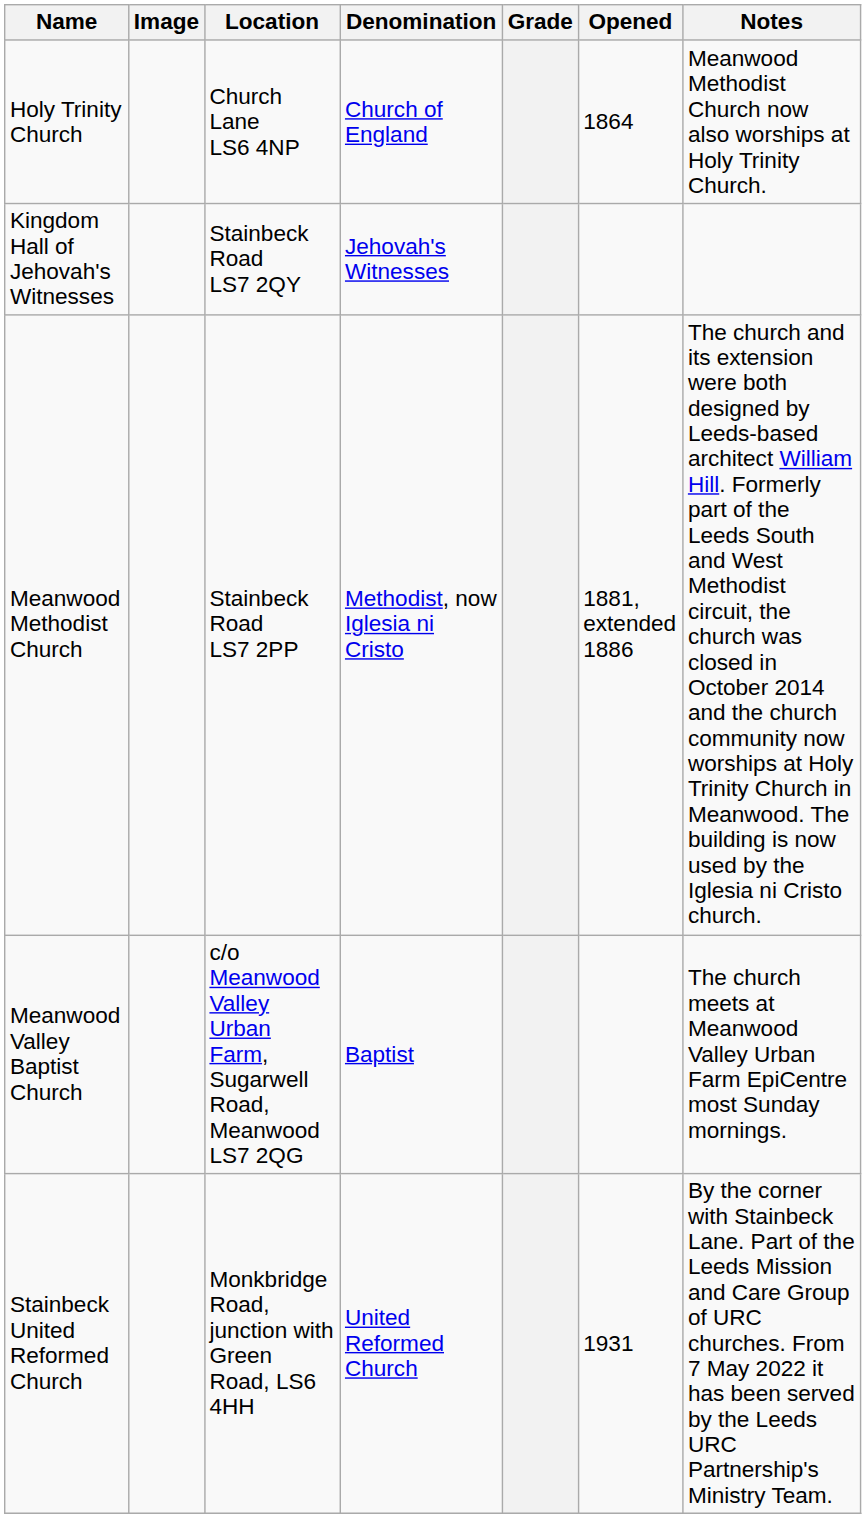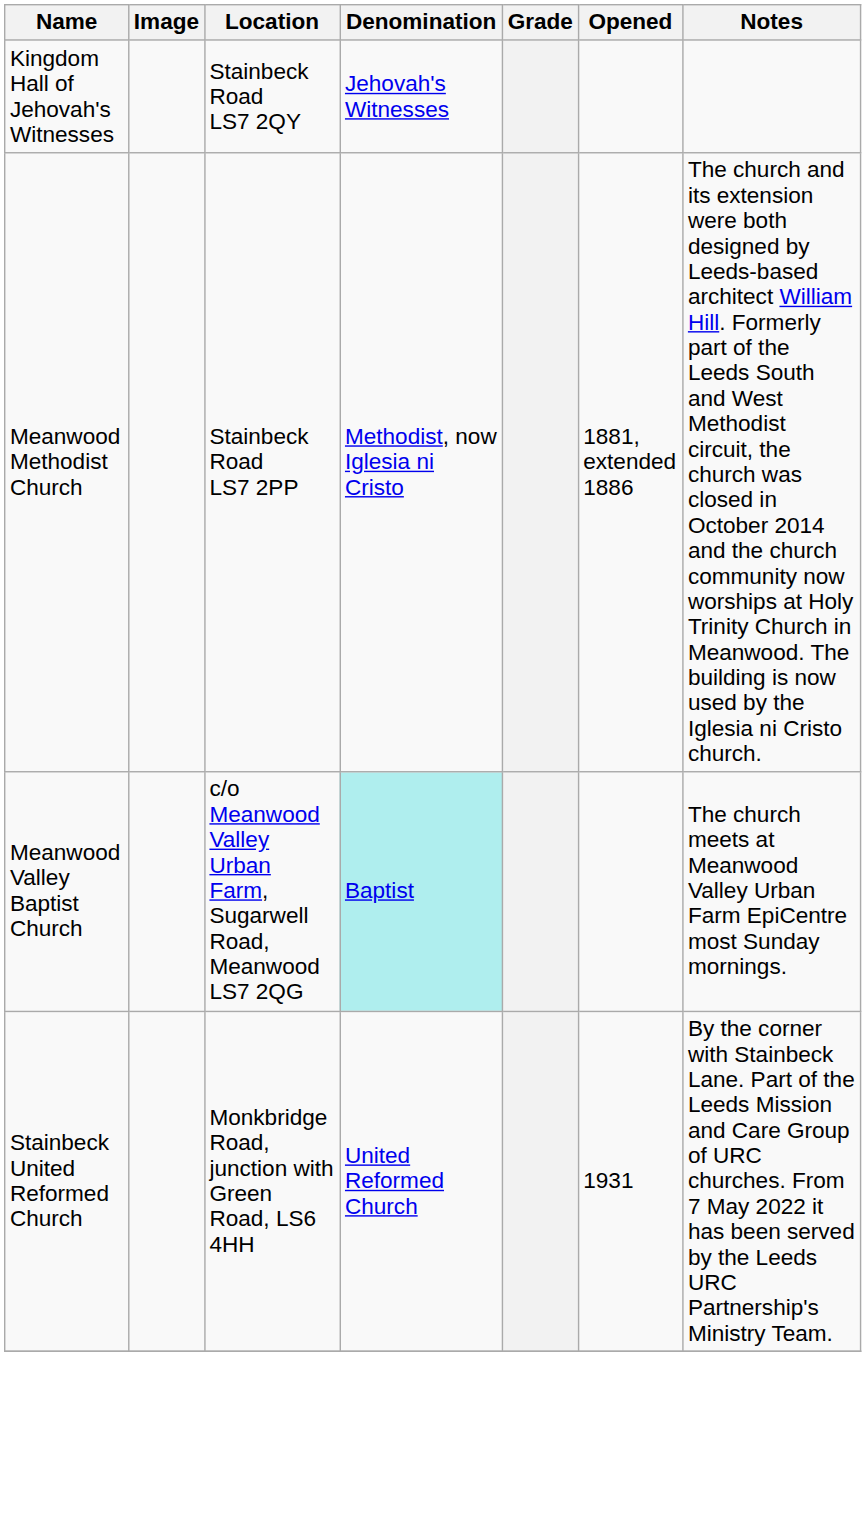- row: (66, 121)
(379, 1053) no background -> (379, 891) paleturquoise background
